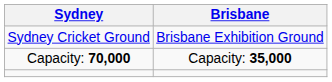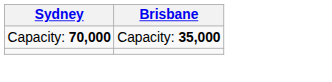- row: (79, 37)
